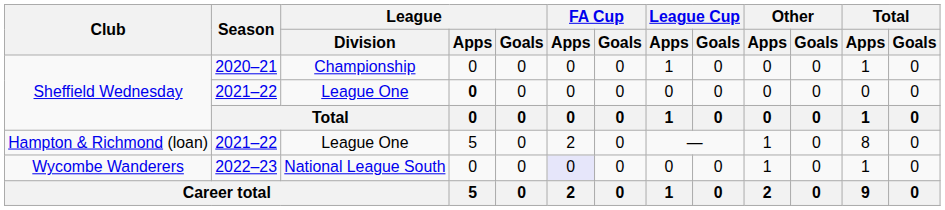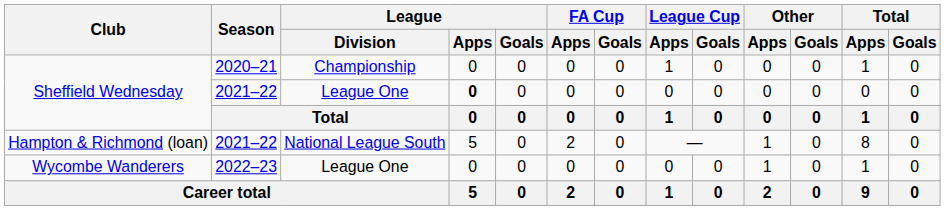(365, 142) League One -> (365, 142) National League South
(365, 167) National League South -> (365, 167) League One
(571, 167) lavender background -> (571, 167) no background
